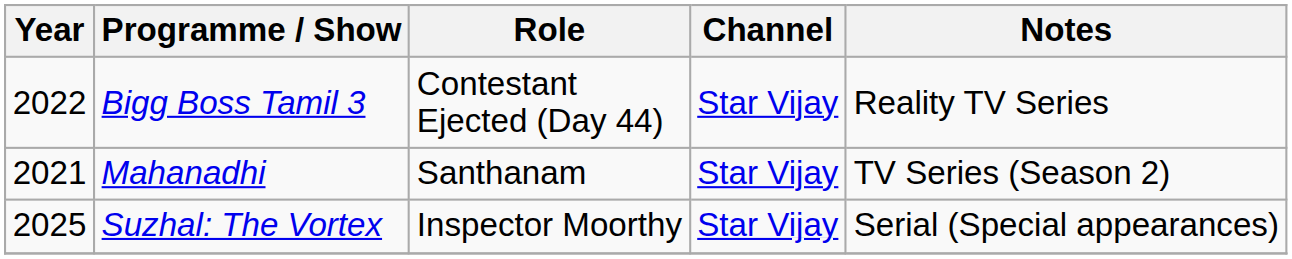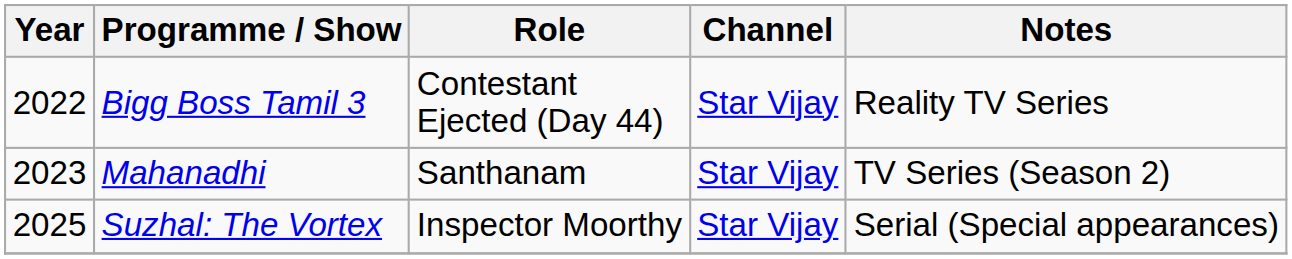(50, 173) 2021 -> (50, 173) 2023
